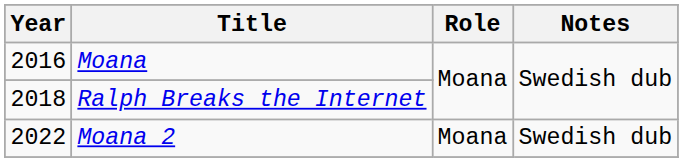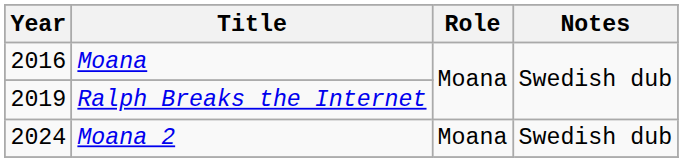(38, 100) 2018 -> (38, 100) 2019
(38, 138) 2022 -> (38, 138) 2024
